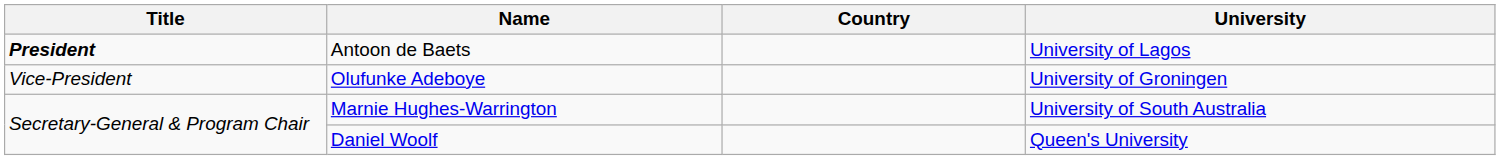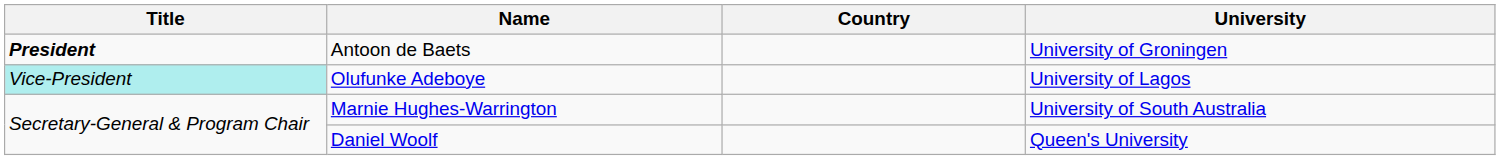(1110, 49) University of Lagos -> (1129, 49) University of Groningen
(70, 79) no background -> (70, 79) paleturquoise background
(1129, 79) University of Groningen -> (1110, 79) University of Lagos
